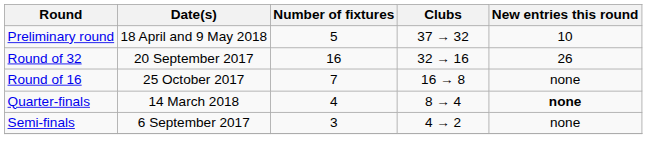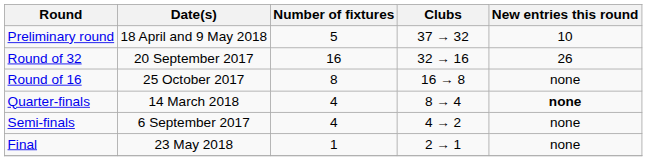(334, 79) 7 -> (334, 79) 8
(334, 123) 3 -> (334, 123) 4
+ row: (22, 144)
